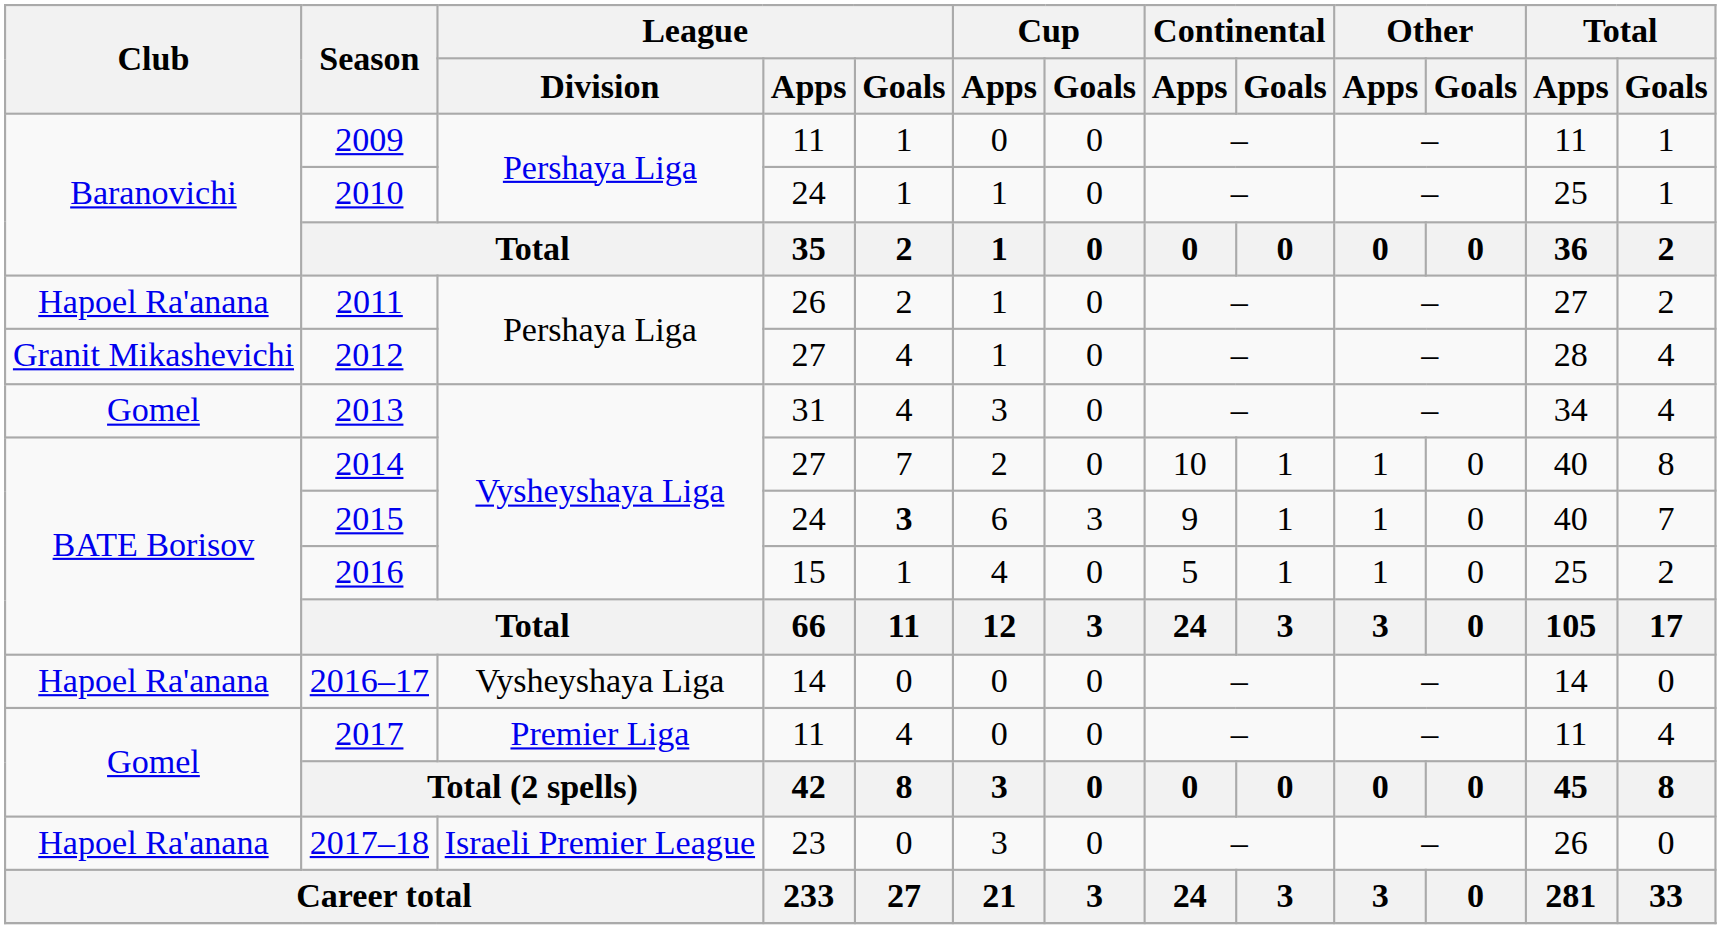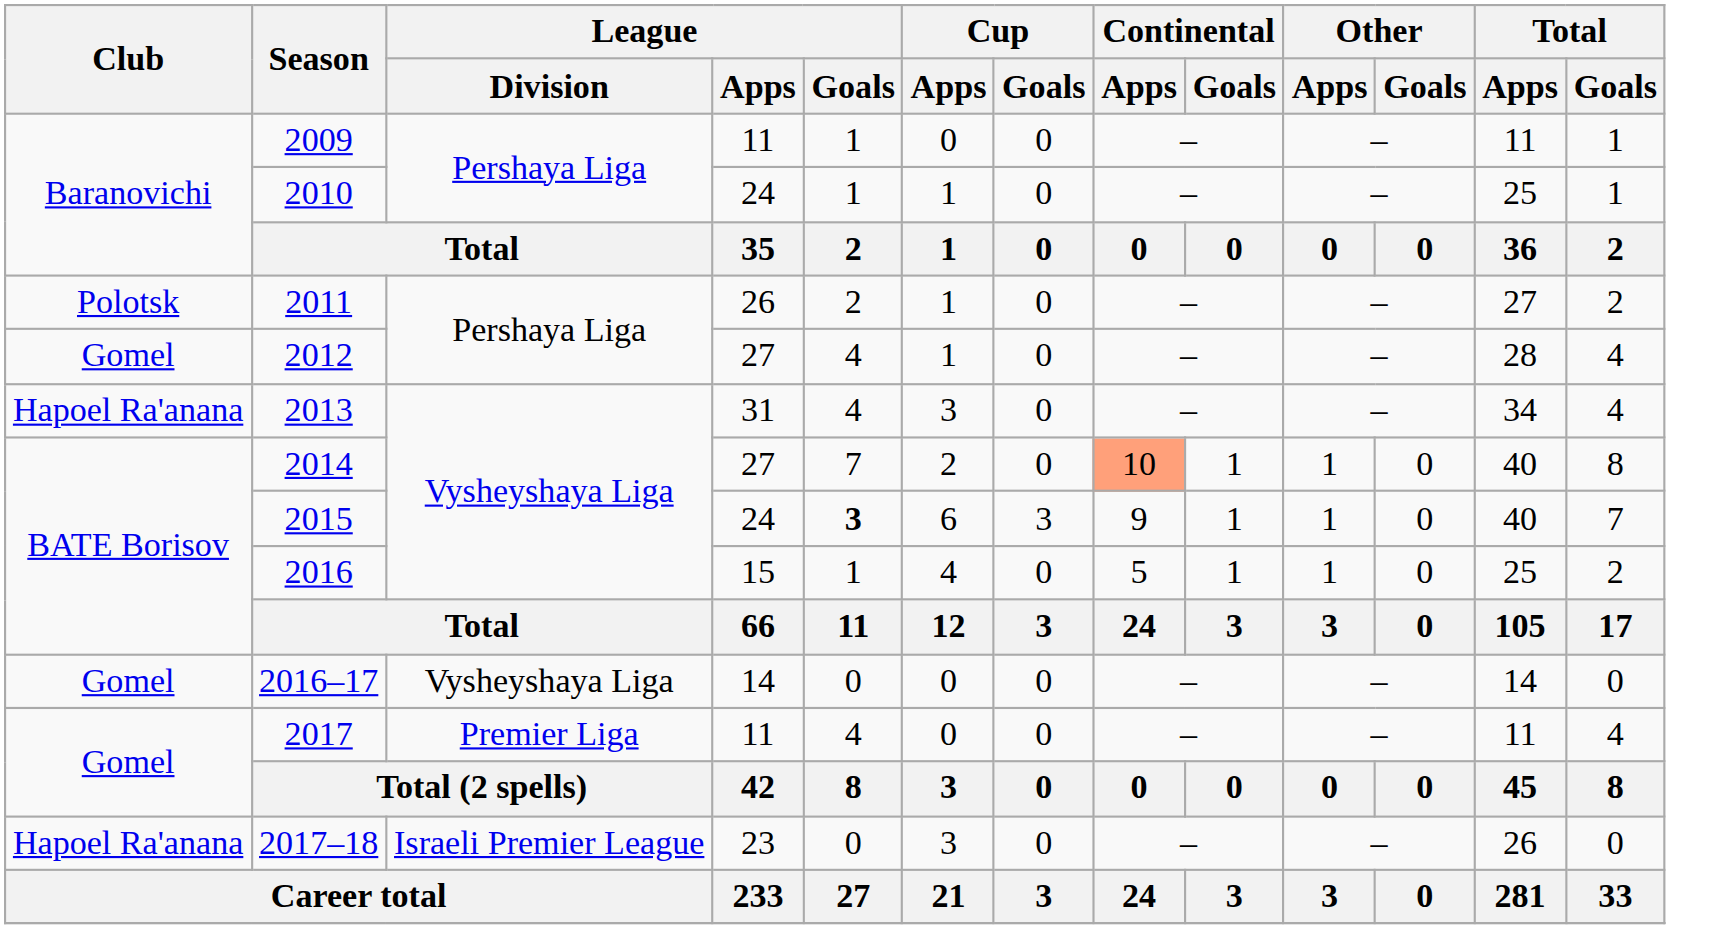(153, 301) Hapoel Ra'anana -> (128, 301) Polotsk
(153, 355) Granit Mikashevichi -> (128, 355) Gomel
(153, 409) Gomel -> (128, 409) Hapoel Ra'anana
(1190, 463) no background -> (1139, 463) lightsalmon background
(153, 680) Hapoel Ra'anana -> (128, 680) Gomel
